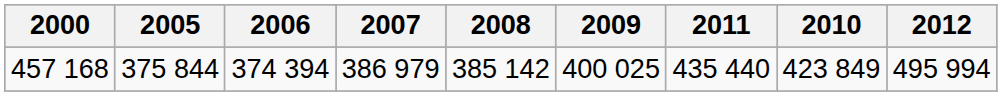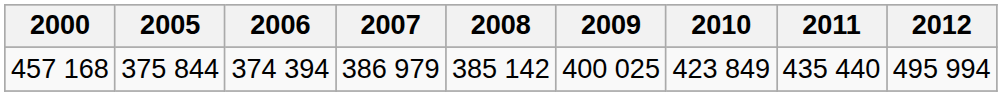columns swapped: (831, 25) <-> (721, 25)
